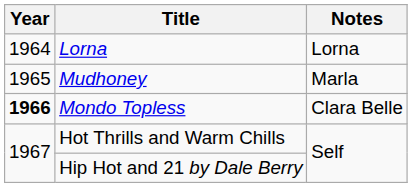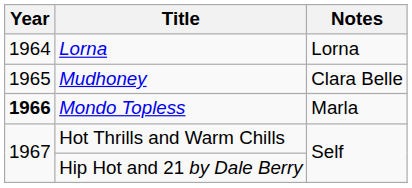(335, 78) Marla -> (357, 78) Clara Belle
(357, 108) Clara Belle -> (335, 108) Marla
